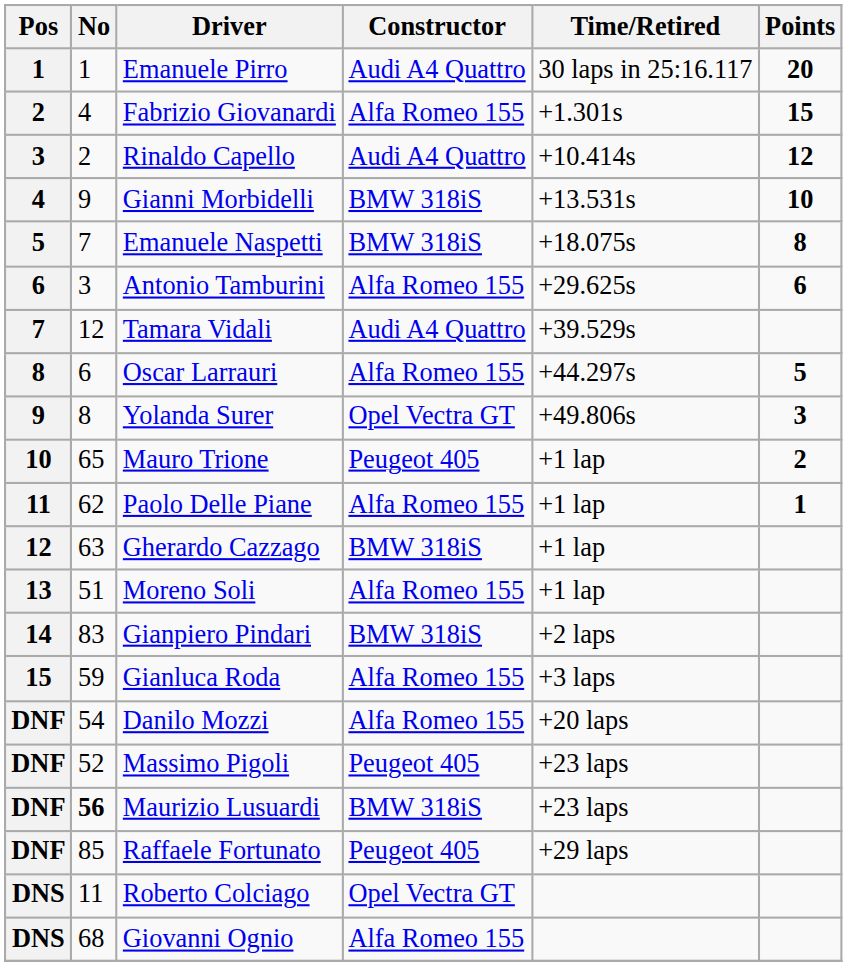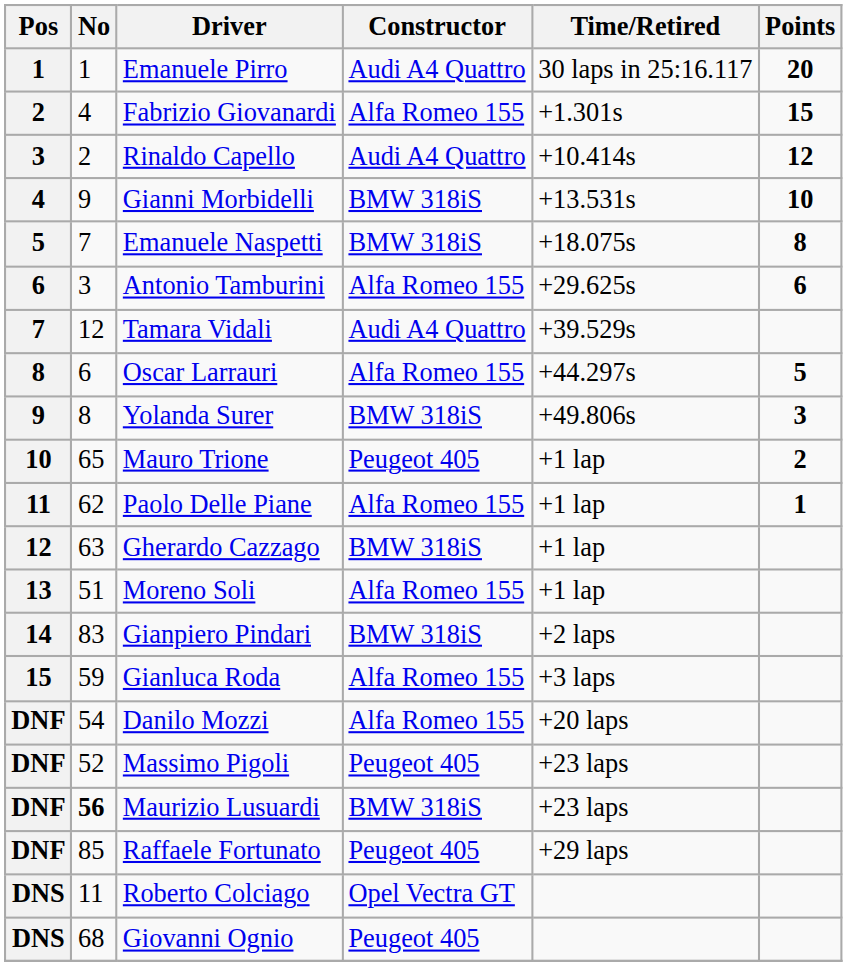(432, 417) Opel Vectra GT -> (415, 417) BMW 318iS
(436, 938) Alfa Romeo 155 -> (414, 938) Peugeot 405
